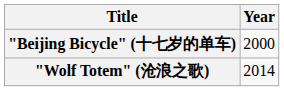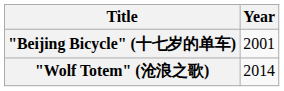(259, 43) 2000 -> (259, 43) 2001
